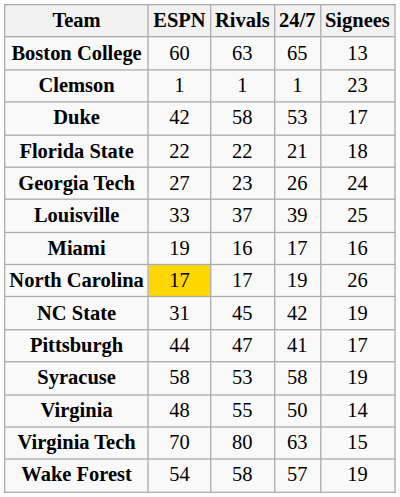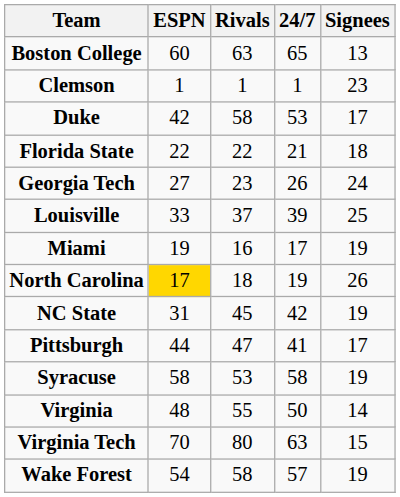(357, 248) 16 -> (357, 248) 19
(242, 280) 17 -> (242, 280) 18
